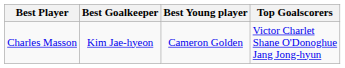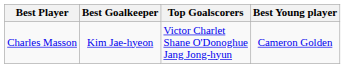columns swapped: (206, 13) <-> (295, 13)
